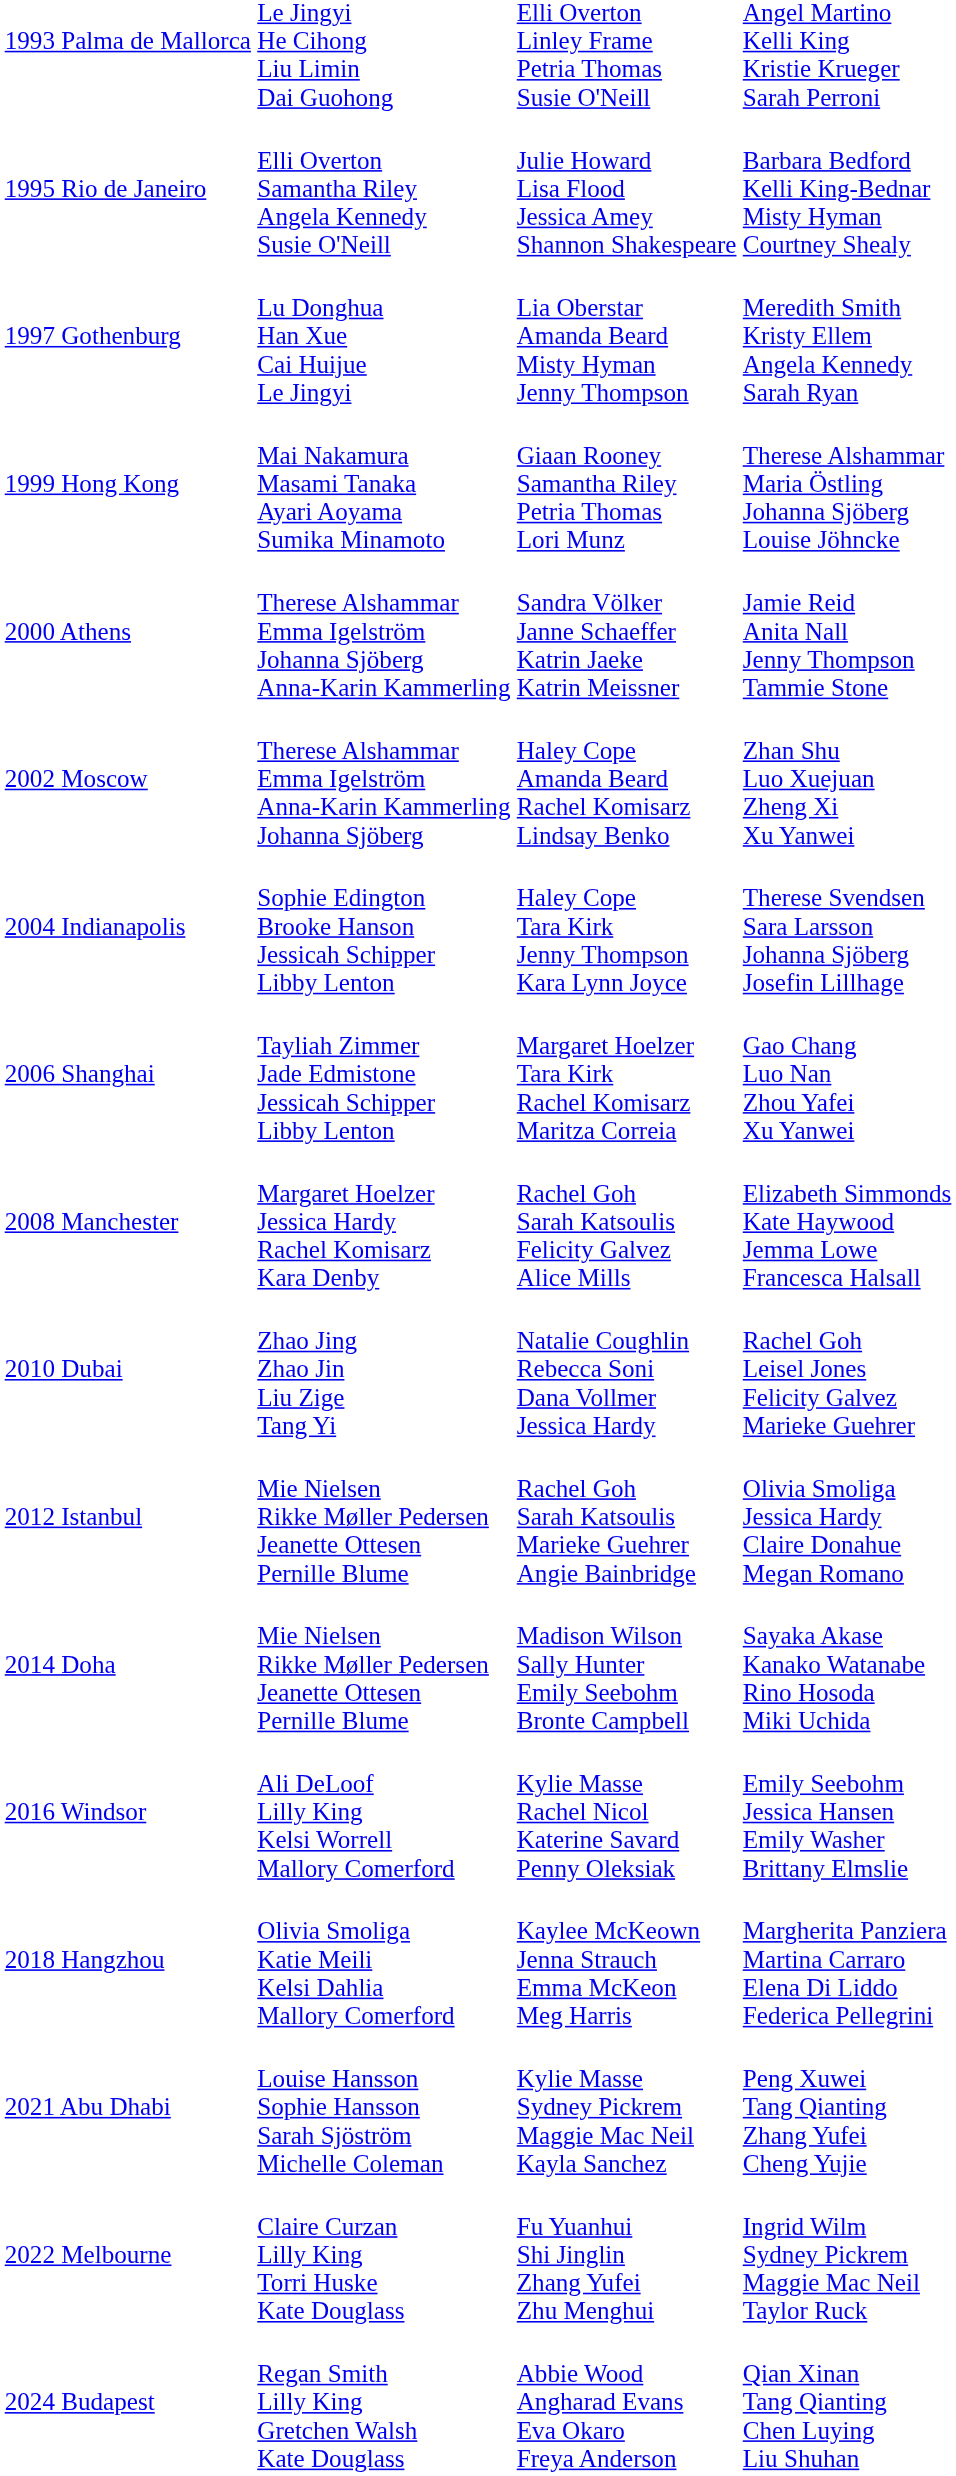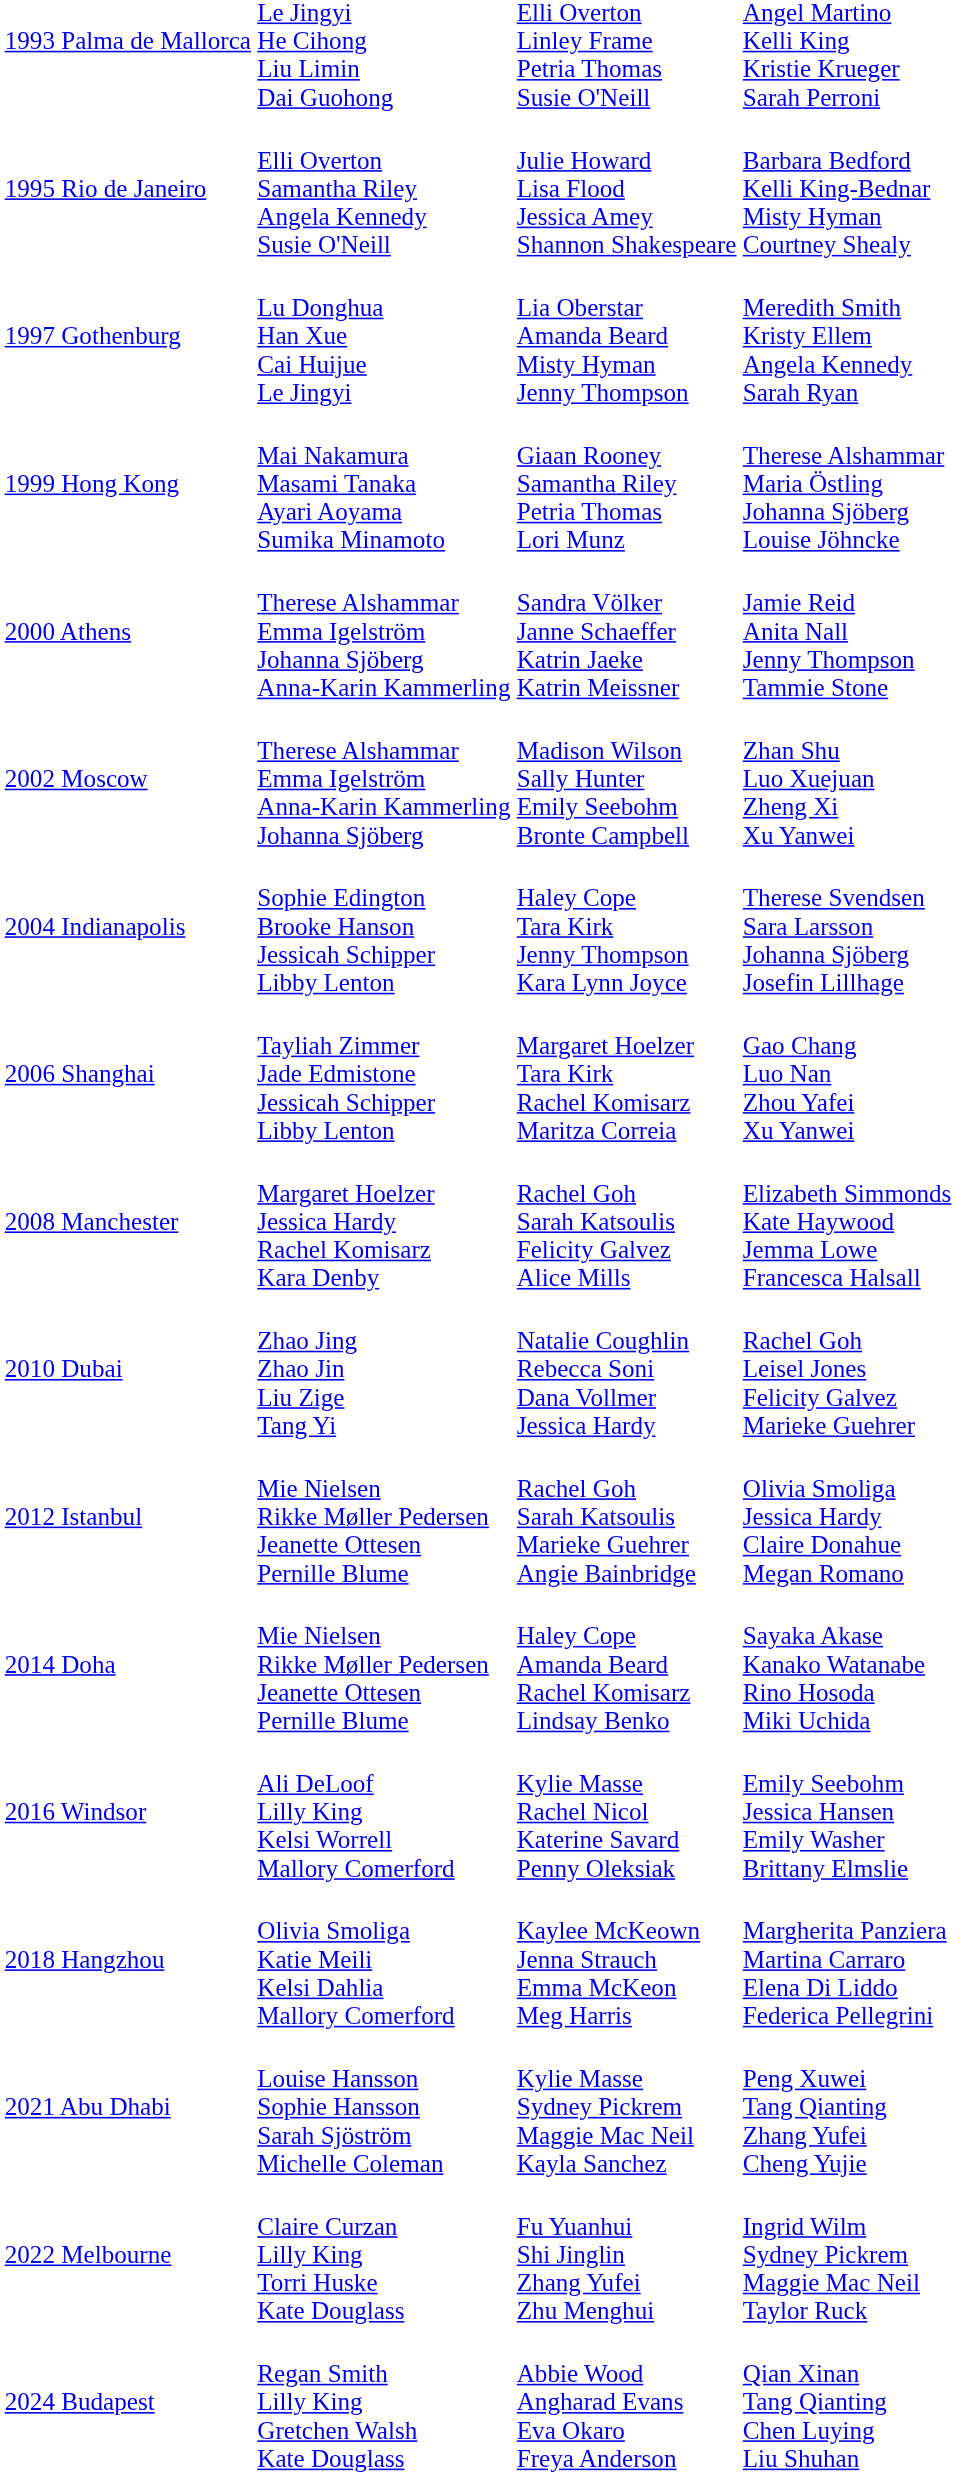(604, 793) Haley Cope Amanda Beard Rachel Komisarz Lindsay Benko -> (603, 793) Madison Wilson Sally Hunter Emily Seebohm Bronte Campbell
(603, 1678) Madison Wilson Sally Hunter Emily Seebohm Bronte Campbell -> (604, 1678) Haley Cope Amanda Beard Rachel Komisarz Lindsay Benko
